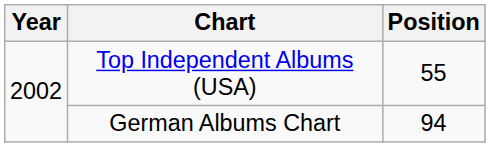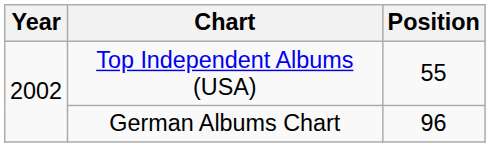(434, 123) 94 -> (434, 123) 96
